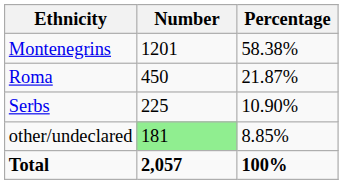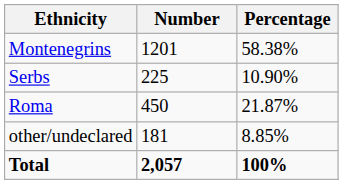rows swapped: (29, 106) <-> (31, 77)
(155, 135) lightgreen background -> (155, 135) no background
